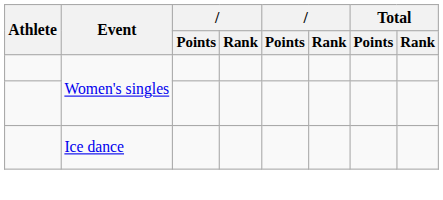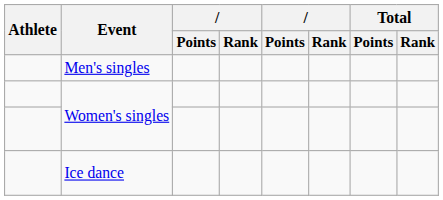+ row: (33, 68)
